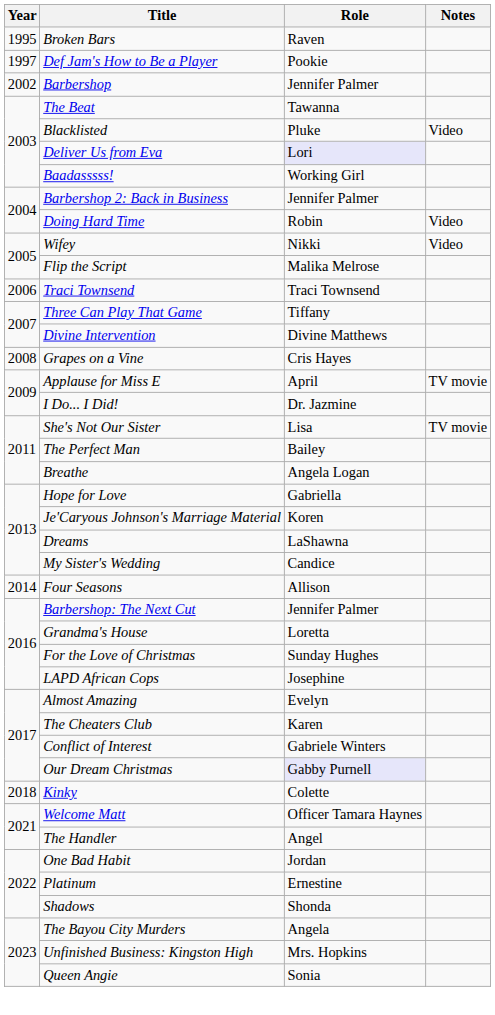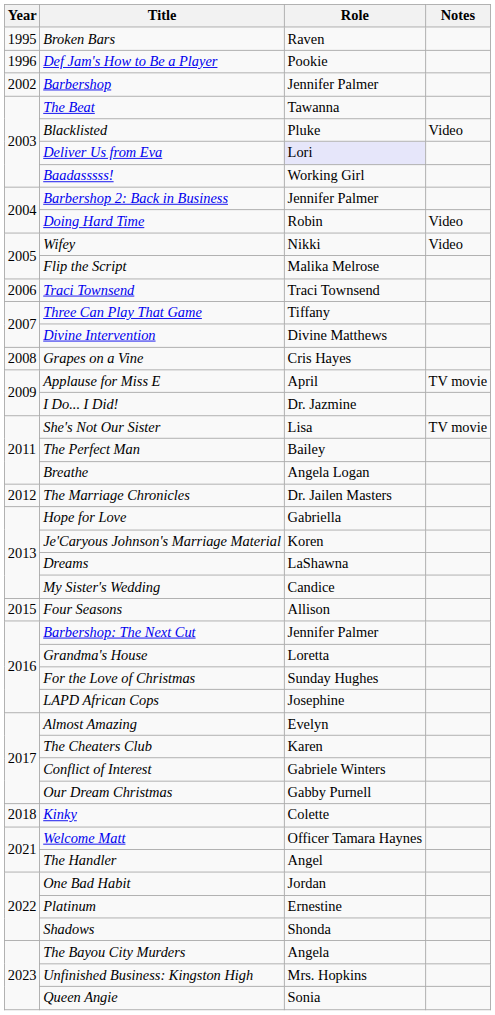(22, 61) 1997 -> (22, 61) 1996
+ row: (117, 495)
(22, 586) 2014 -> (22, 609) 2015
(329, 769) lavender background -> (329, 792) no background
